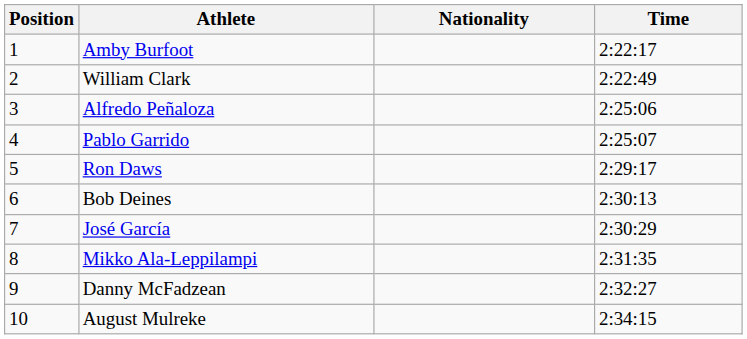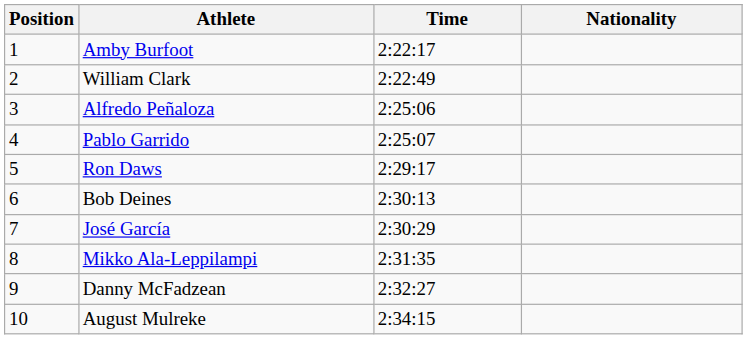columns swapped: (484, 19) <-> (668, 19)
